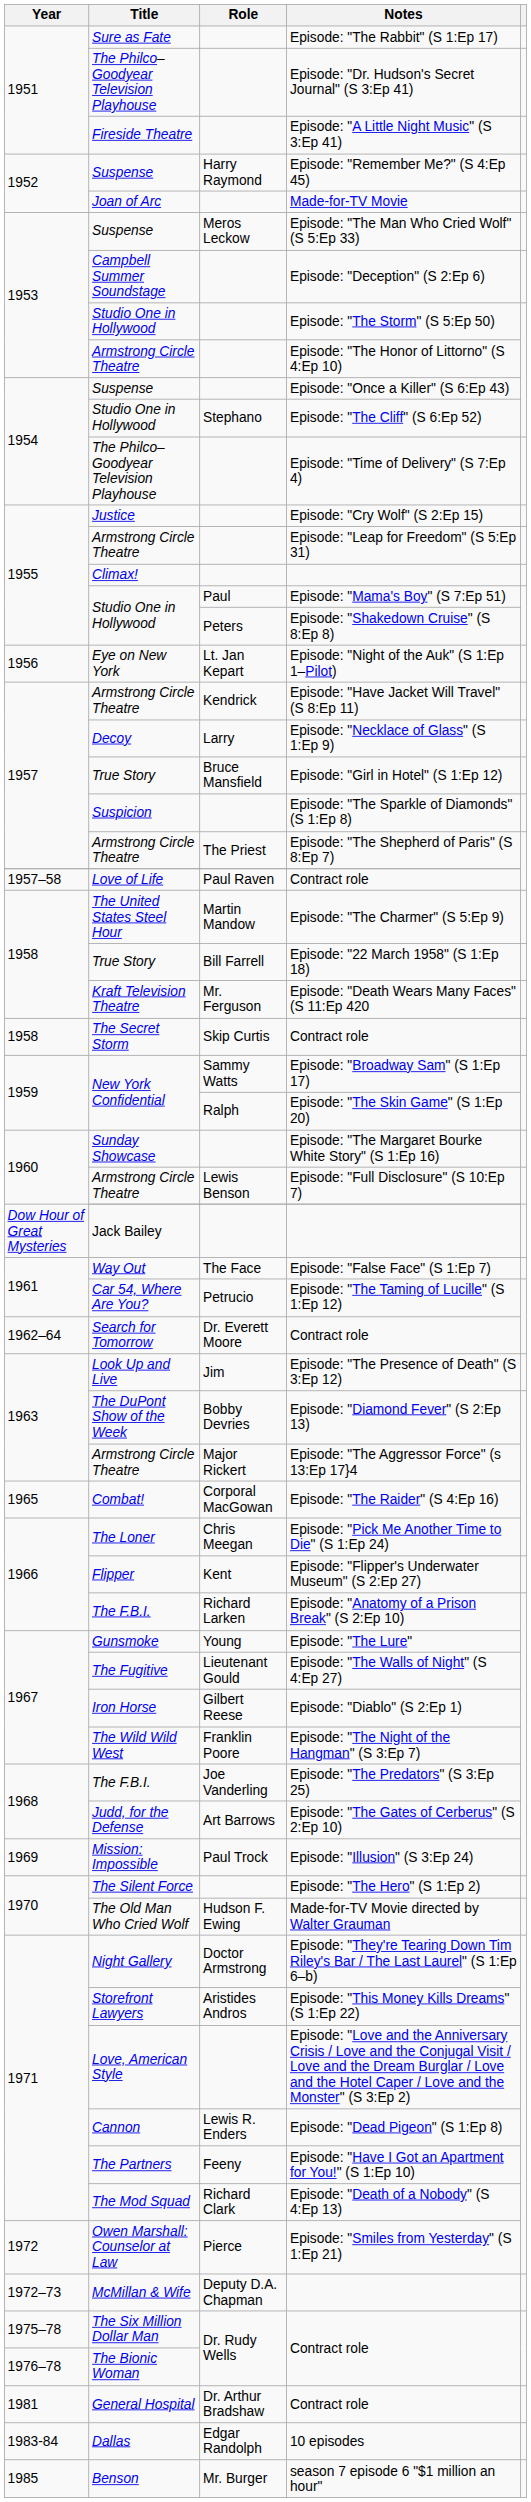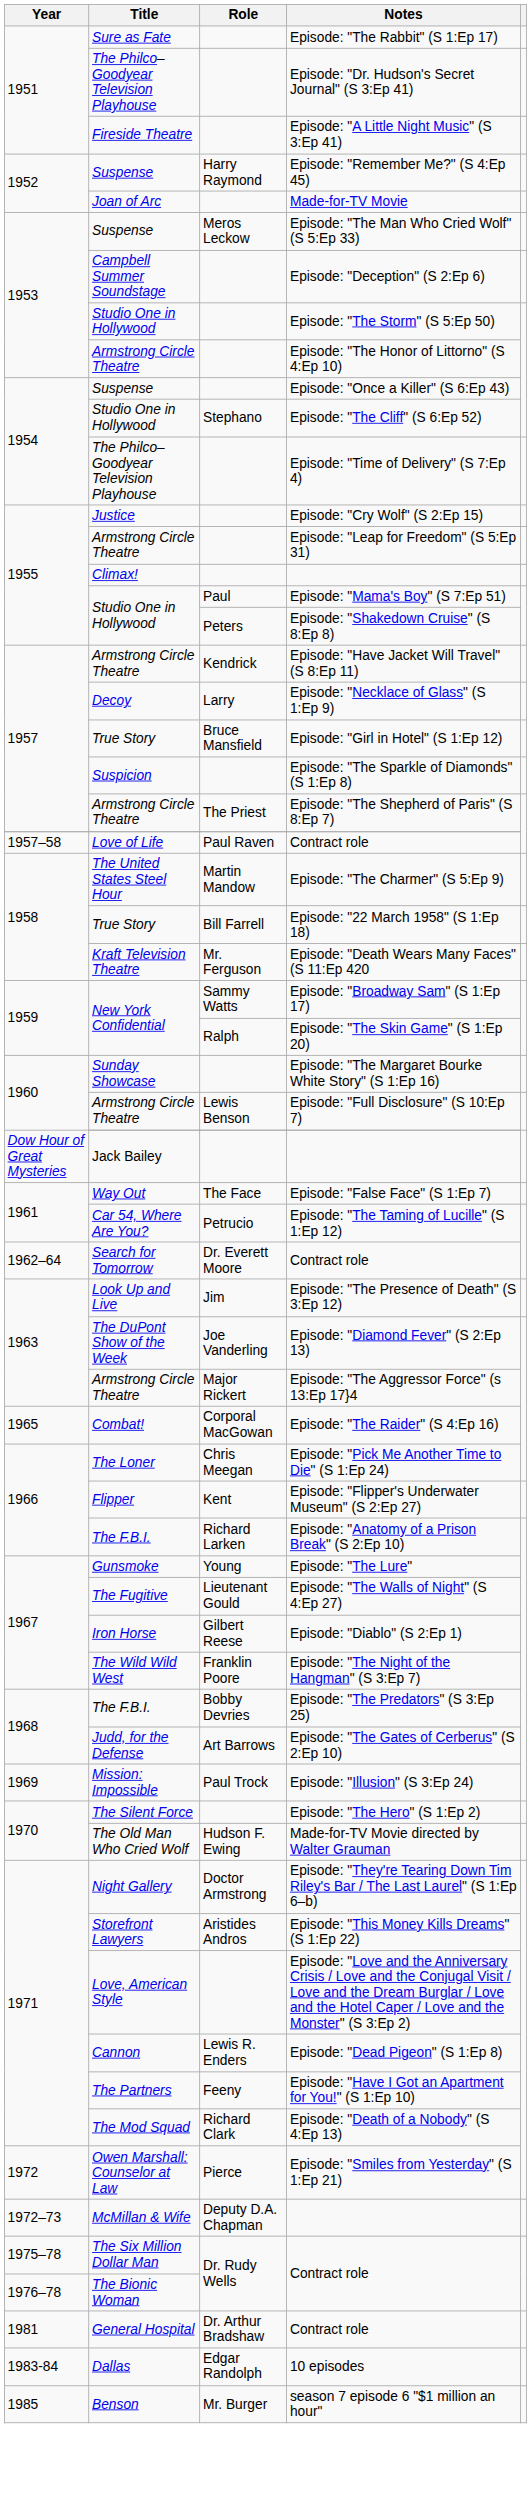- row: (129, 663)
- row: (126, 1036)
(226, 1417) Bobby Devries -> (235, 1342) Joe Vanderling
(235, 1782) Joe Vanderling -> (226, 1708) Bobby Devries
